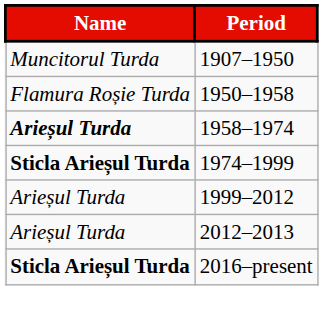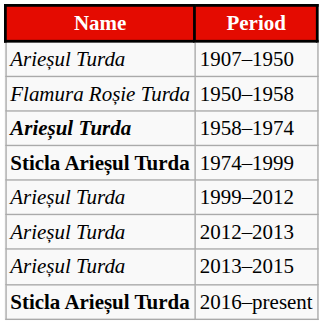(85, 59) Muncitorul Turda -> (68, 59) Arieșul Turda
+ row: (247, 266)
